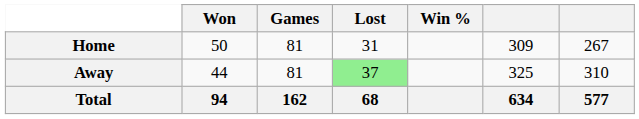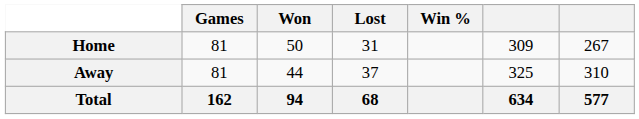columns swapped: (295, 18) <-> (219, 18)
(370, 72) lightgreen background -> (370, 72) no background
